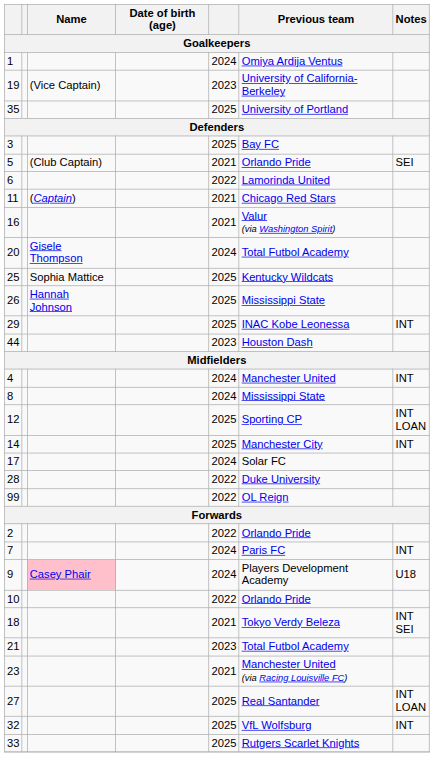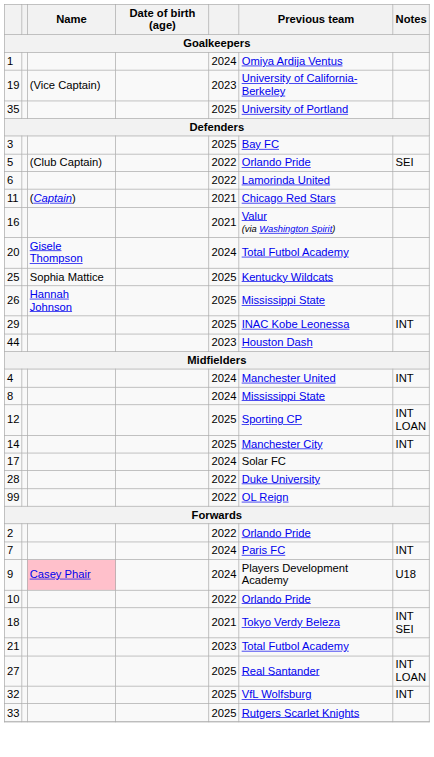(224, 162) 2021 -> (224, 162) 2022
- row: (13, 671)
